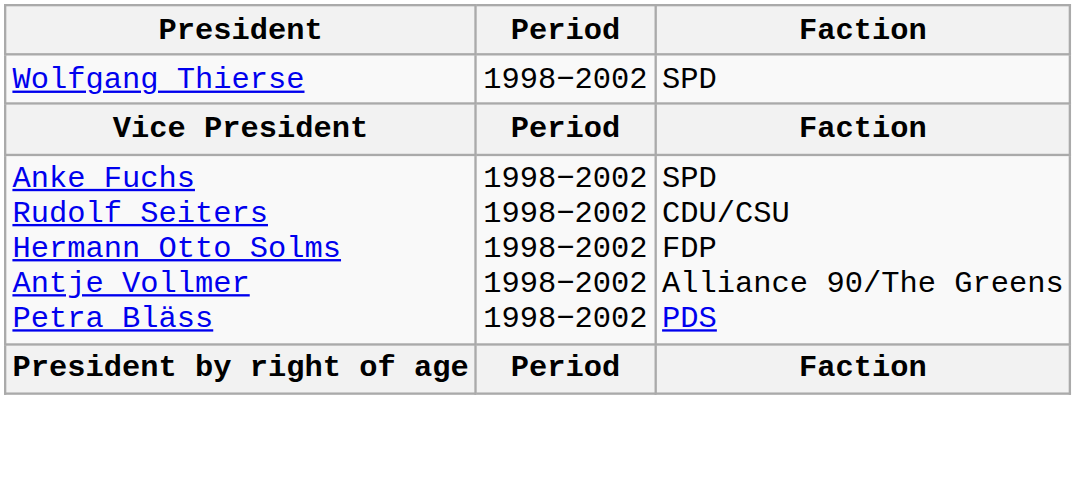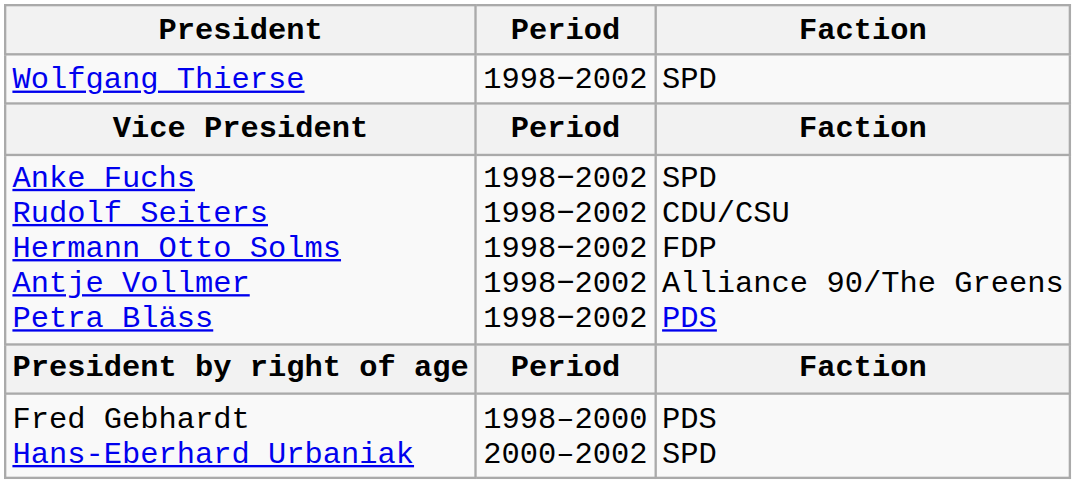+ row: (213, 436)
